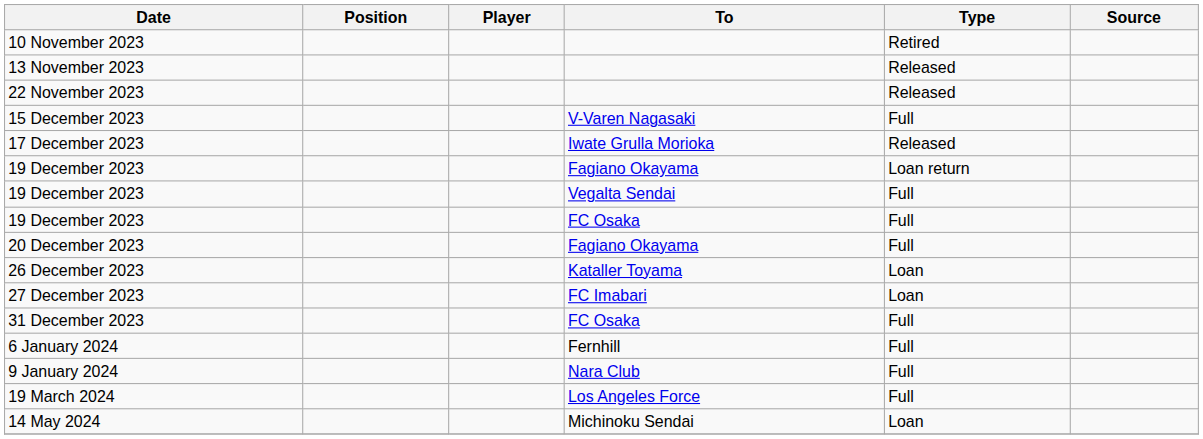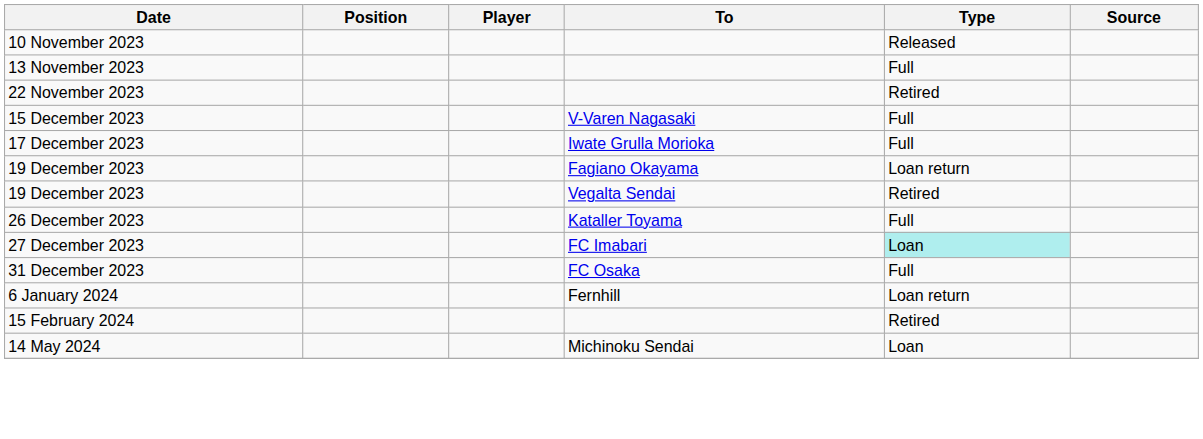(914, 43) Retired -> (922, 43) Released
(922, 68) Released -> (901, 68) Full
(922, 93) Released -> (914, 93) Retired
(922, 144) Released -> (901, 144) Full
(901, 194) Full -> (914, 194) Retired
- row: (76, 219)
- row: (76, 245)
(906, 270) Loan -> (901, 219) Full
(906, 295) no background -> (906, 245) paleturquoise background
(901, 346) Full -> (929, 295) Loan return
- row: (63, 371)
+ row: (71, 321)
- row: (61, 396)
